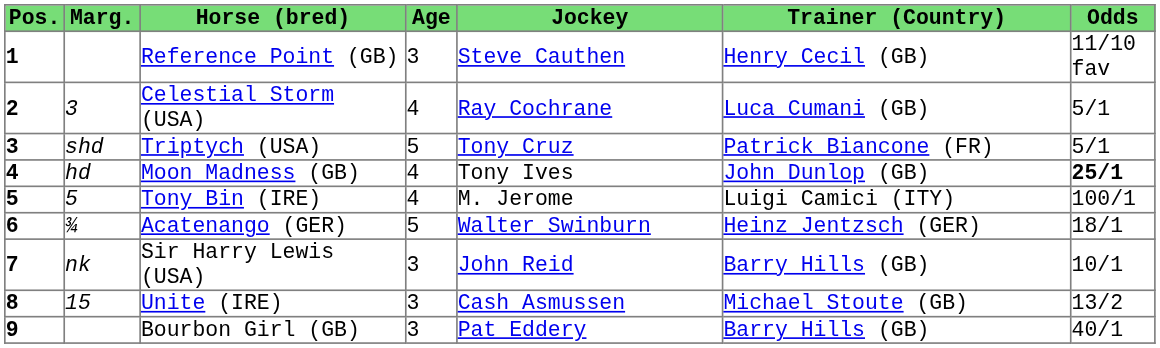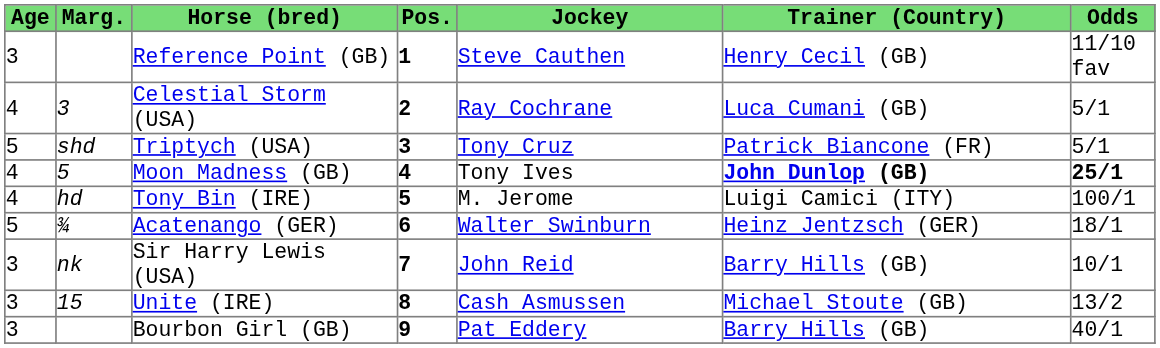columns swapped: (35, 18) <-> (431, 18)
(78, 173) hd -> (63, 173) 5
(826, 173) normal -> (826, 173) bold
(71, 200) 5 -> (70, 200) hd
